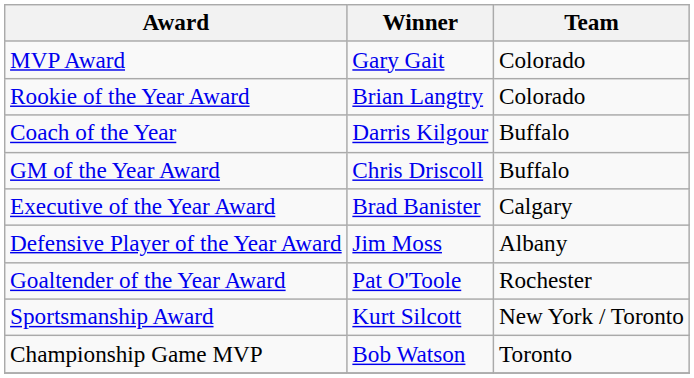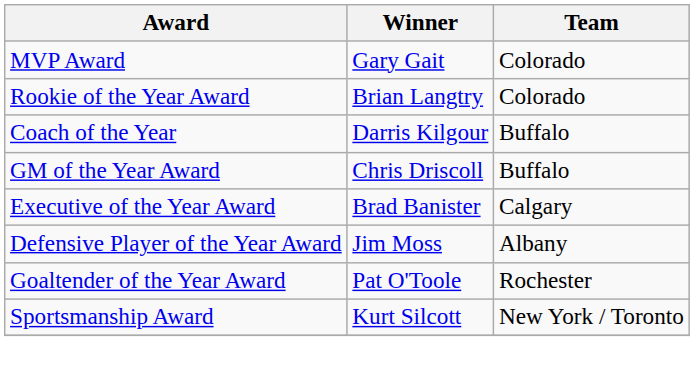- row: (136, 354)
